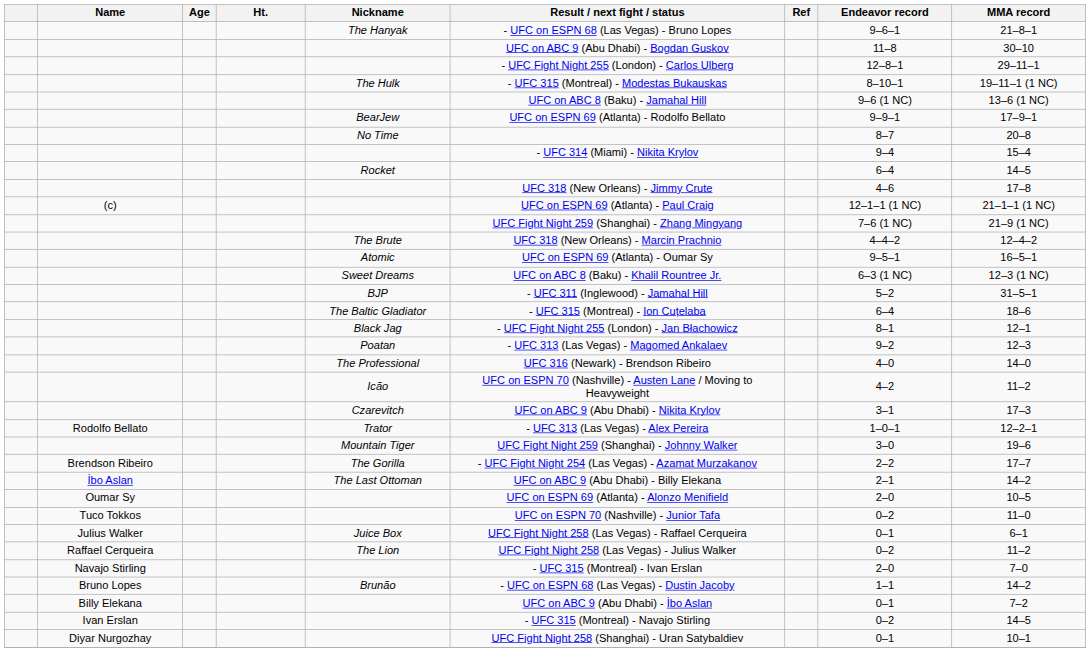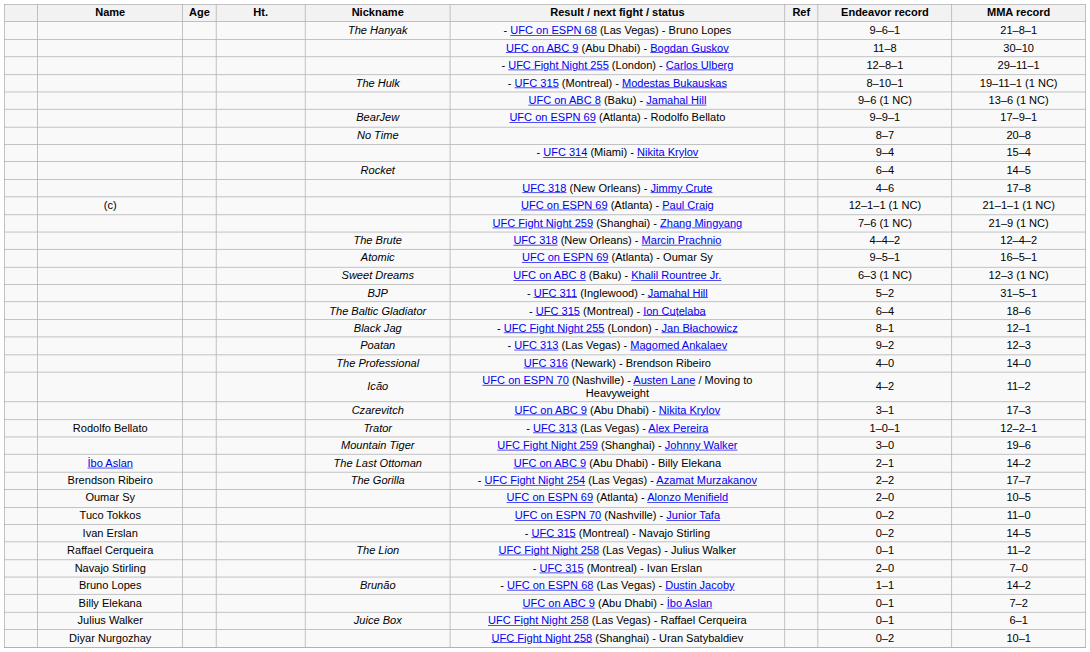rows swapped: (21, 463) <-> (21, 481)
rows swapped: (21, 621) <-> (21, 533)
(885, 550) 0–2 -> (885, 550) 0–1
(885, 638) 0–1 -> (885, 638) 0–2
